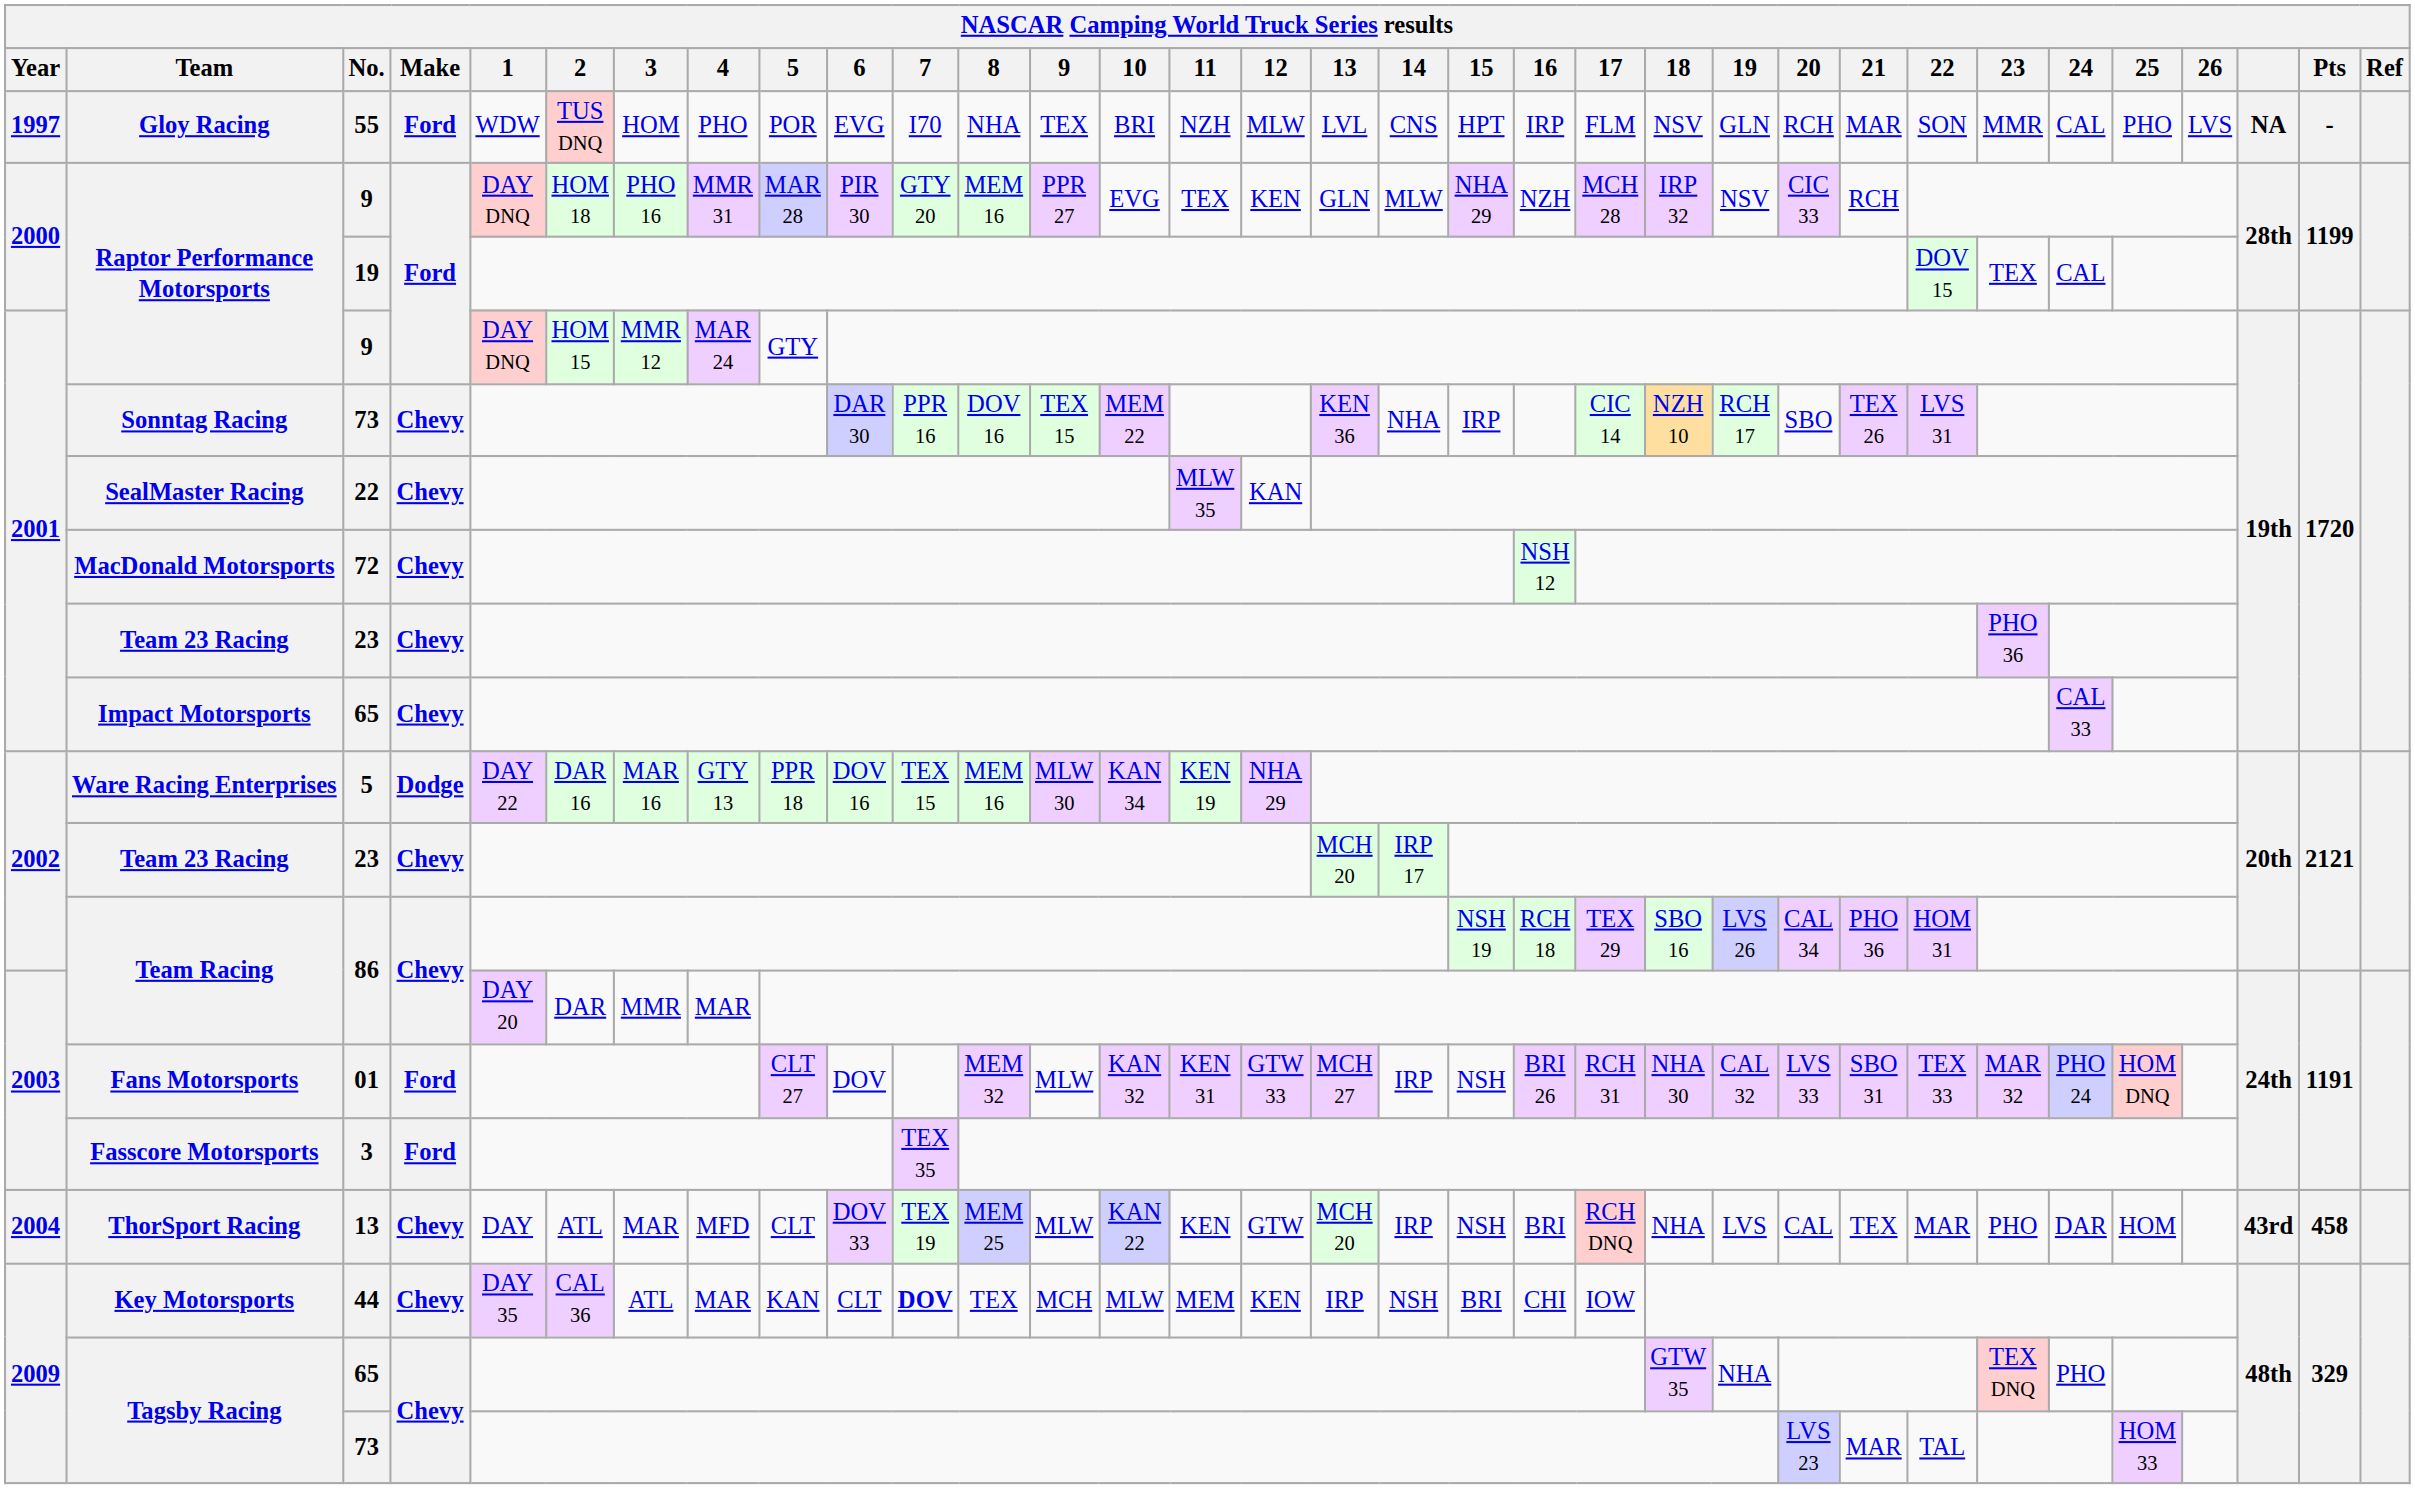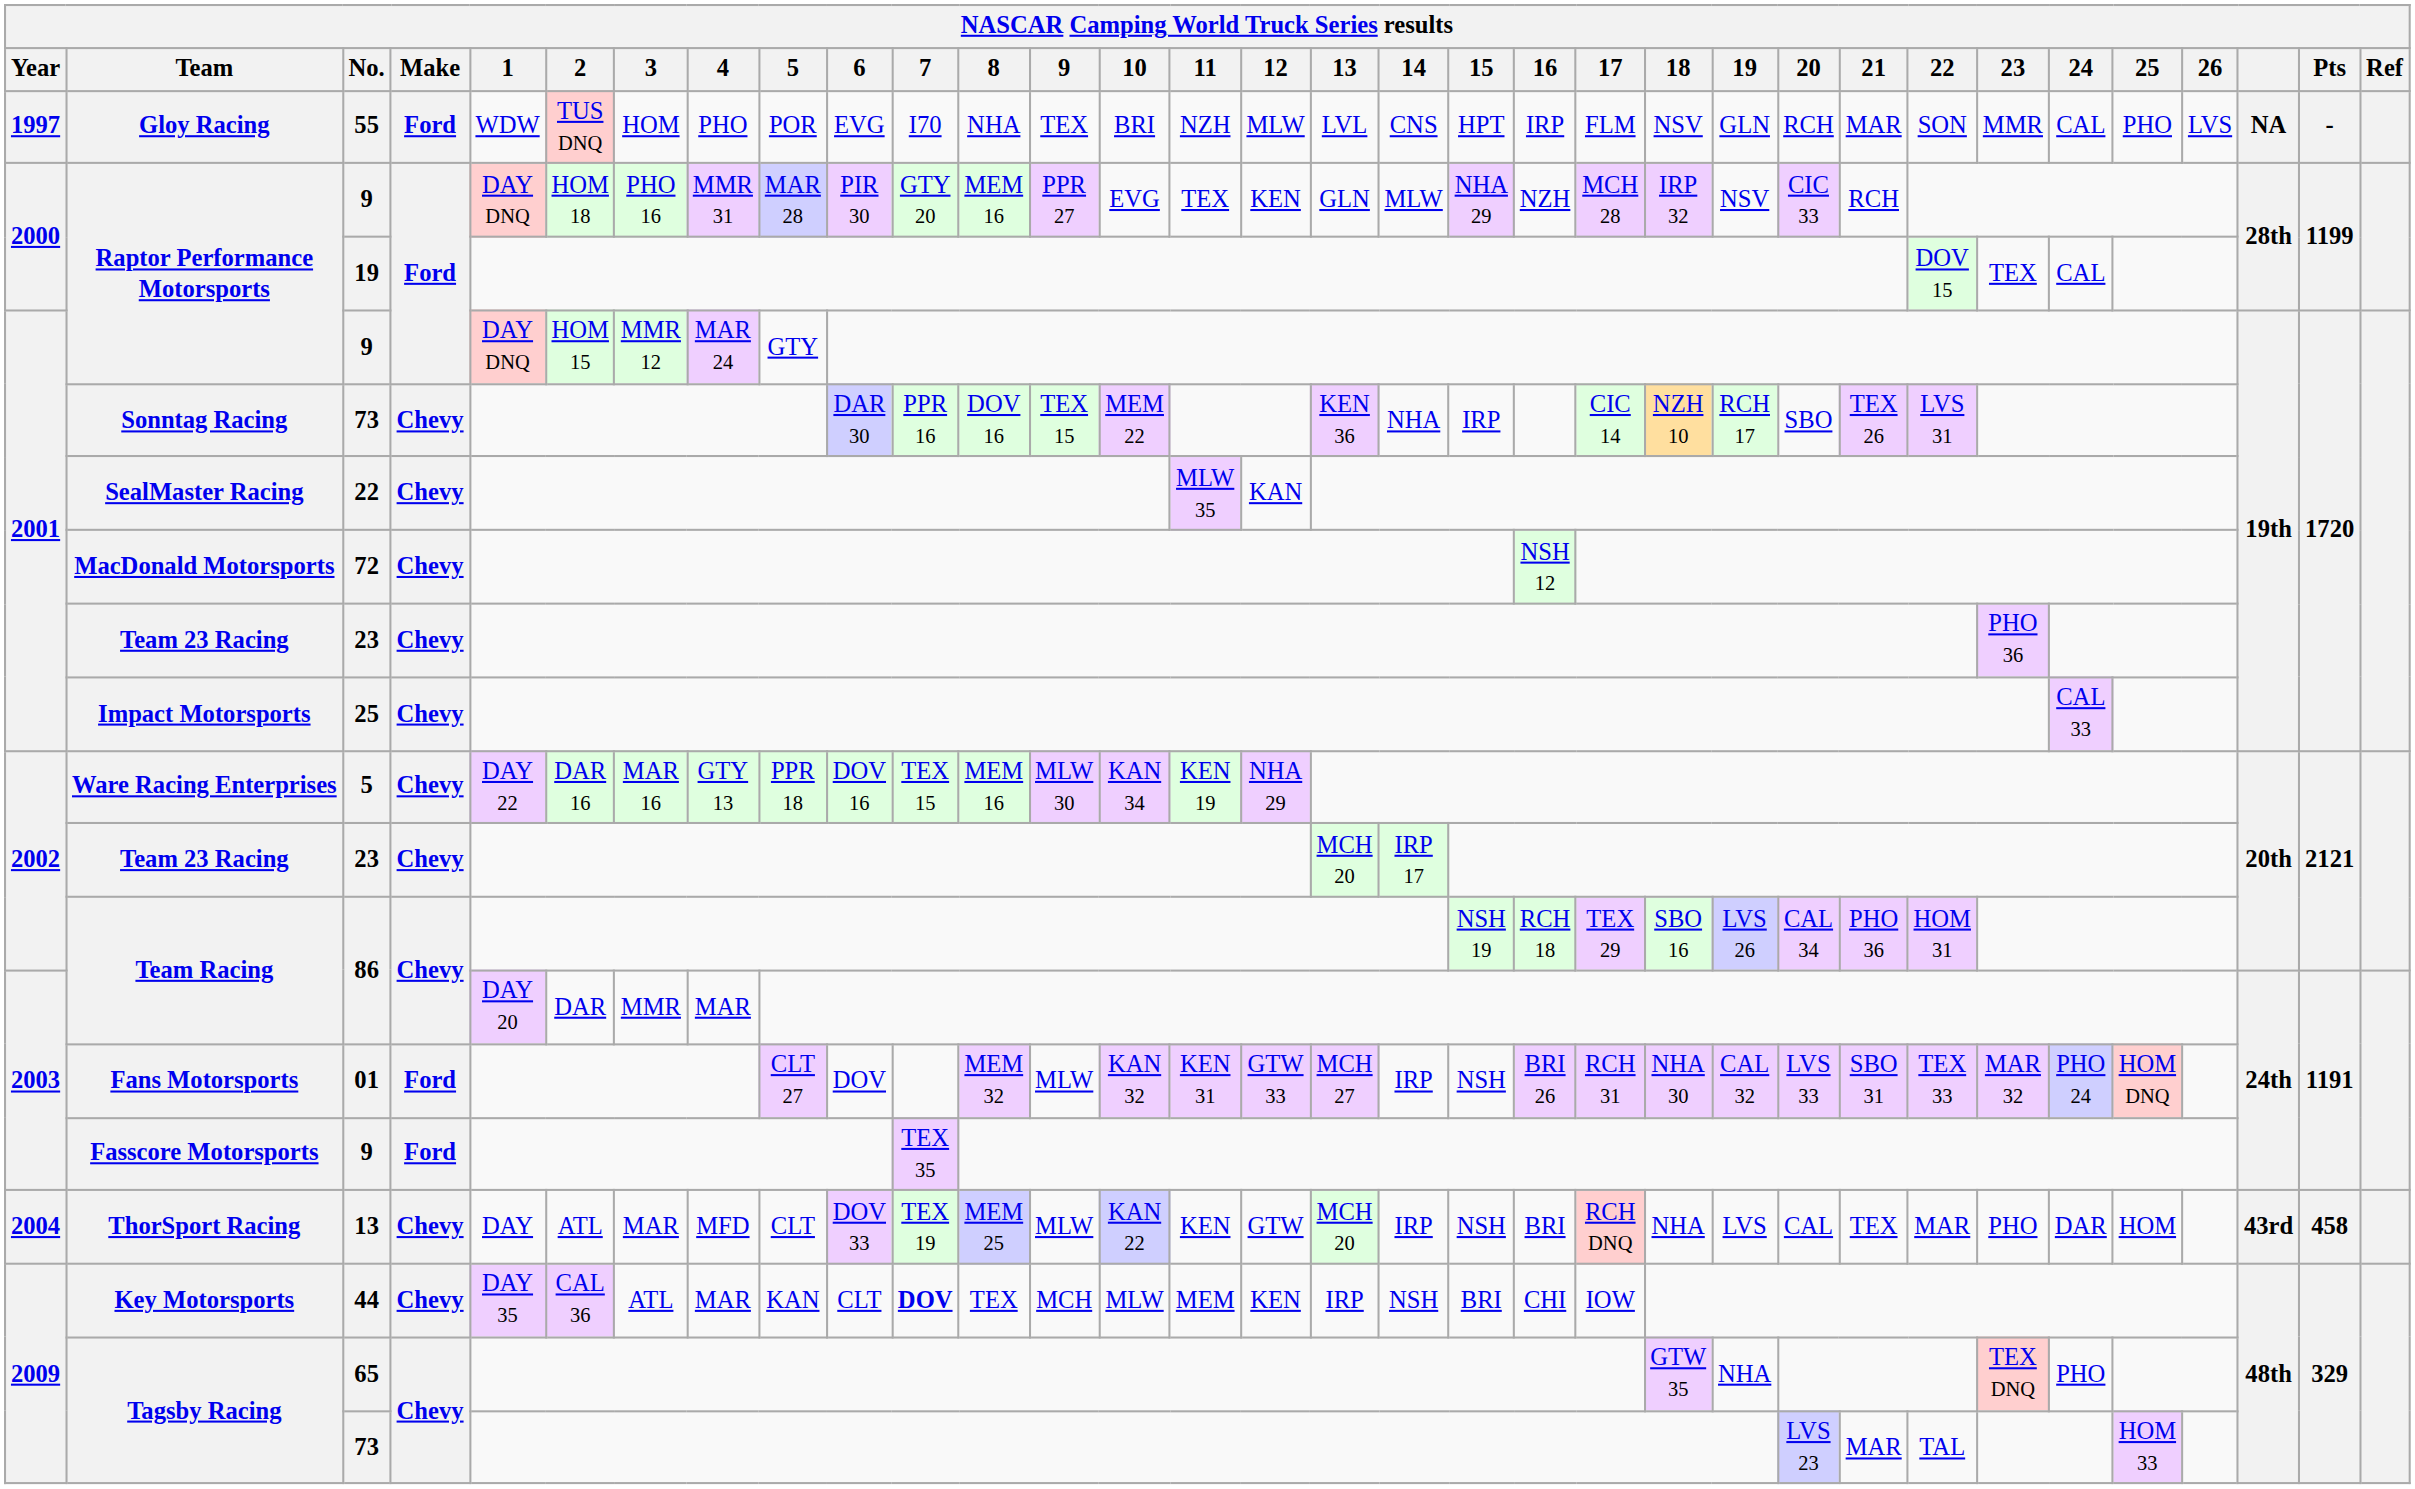(367, 713) 65 -> (367, 713) 25
(430, 786) Dodge -> (430, 786) Chevy
(367, 1153) 3 -> (367, 1153) 9
